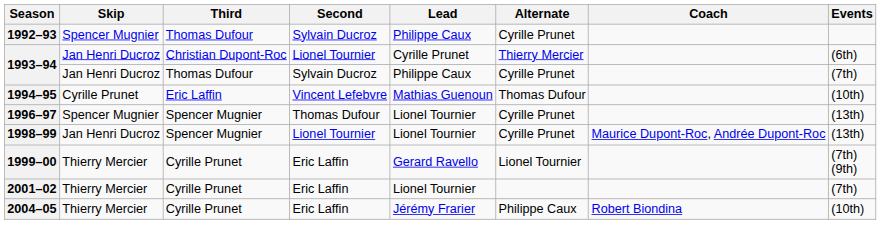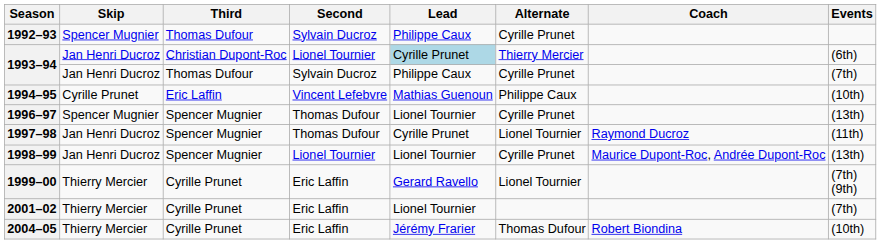(431, 54) no background -> (431, 54) lightblue background
(542, 94) Thomas Dufour -> (538, 94) Philippe Caux
+ row: (32, 134)
(538, 209) Philippe Caux -> (542, 229) Thomas Dufour
